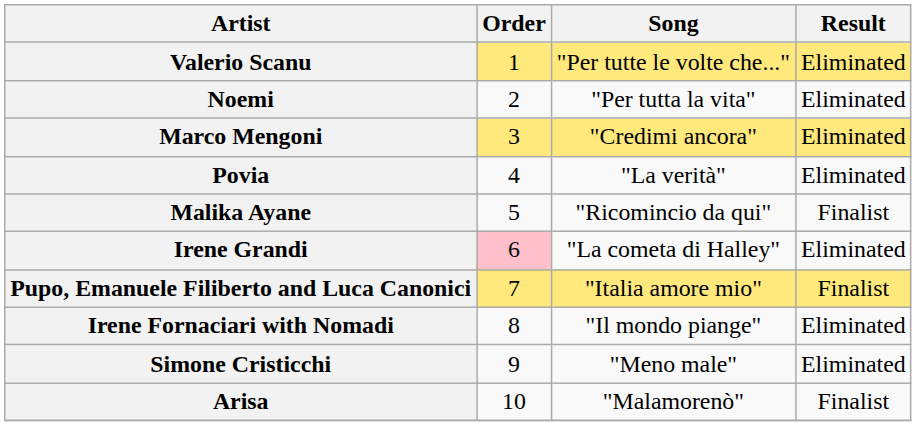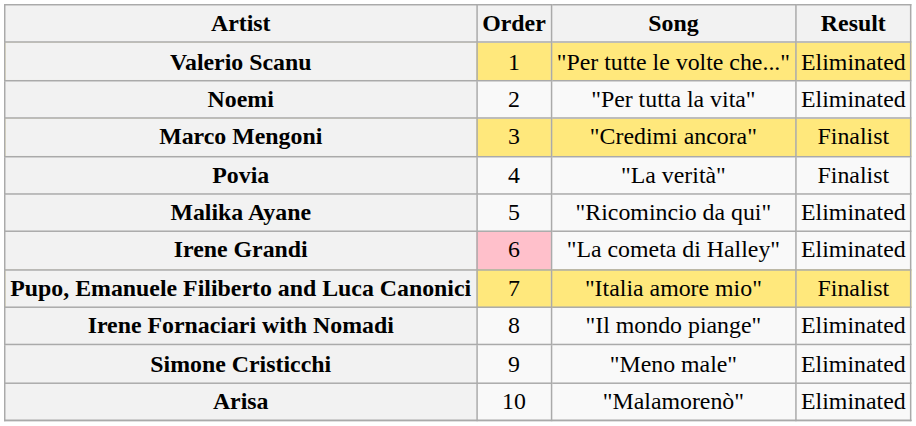(853, 136) Eliminated -> (853, 136) Finalist
(853, 174) Eliminated -> (853, 174) Finalist
(853, 212) Finalist -> (853, 212) Eliminated
(853, 401) Finalist -> (853, 401) Eliminated
